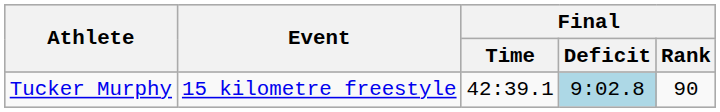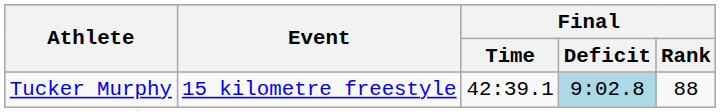(686, 90) 90 -> (686, 90) 88
